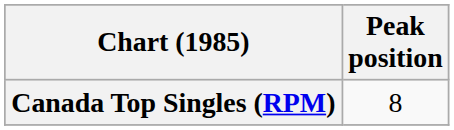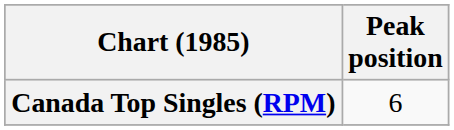(395, 102) 8 -> (395, 102) 6
